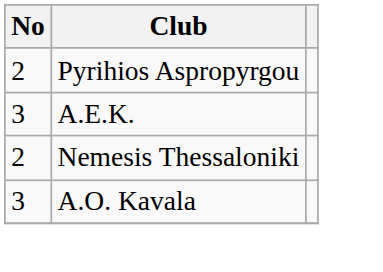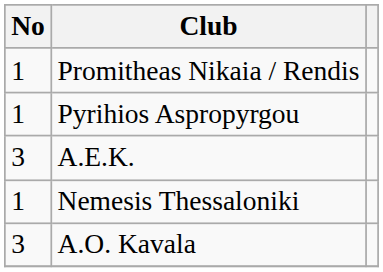+ row: (208, 69)
(18, 69) 2 -> (18, 113) 1
(18, 157) 2 -> (18, 200) 1
